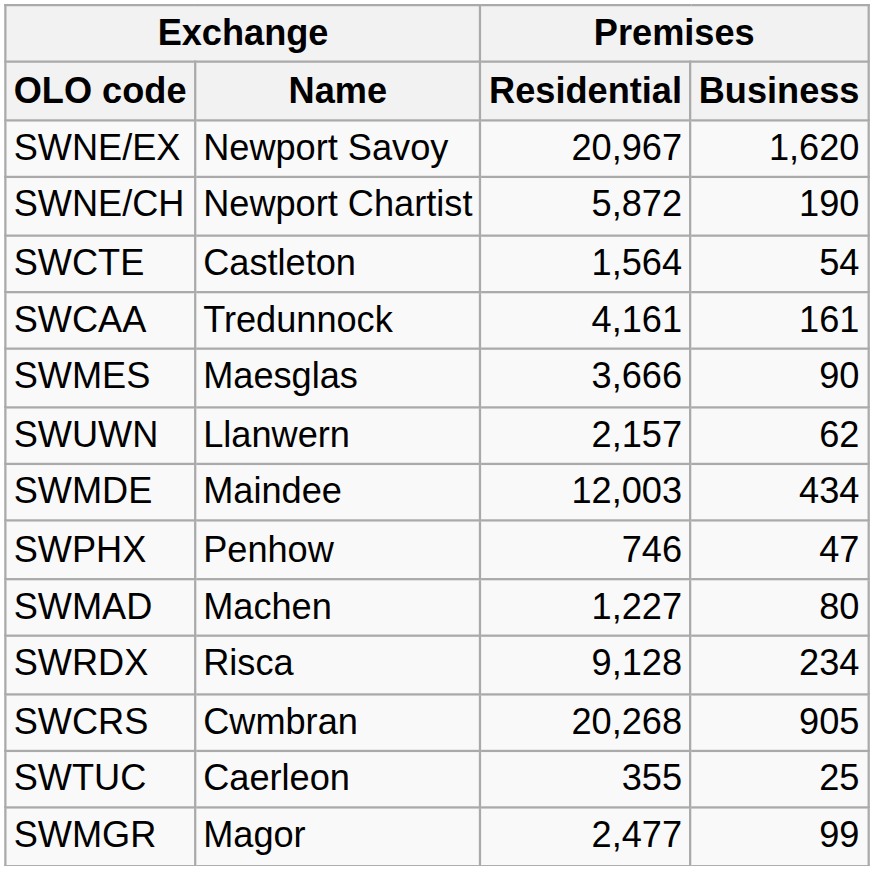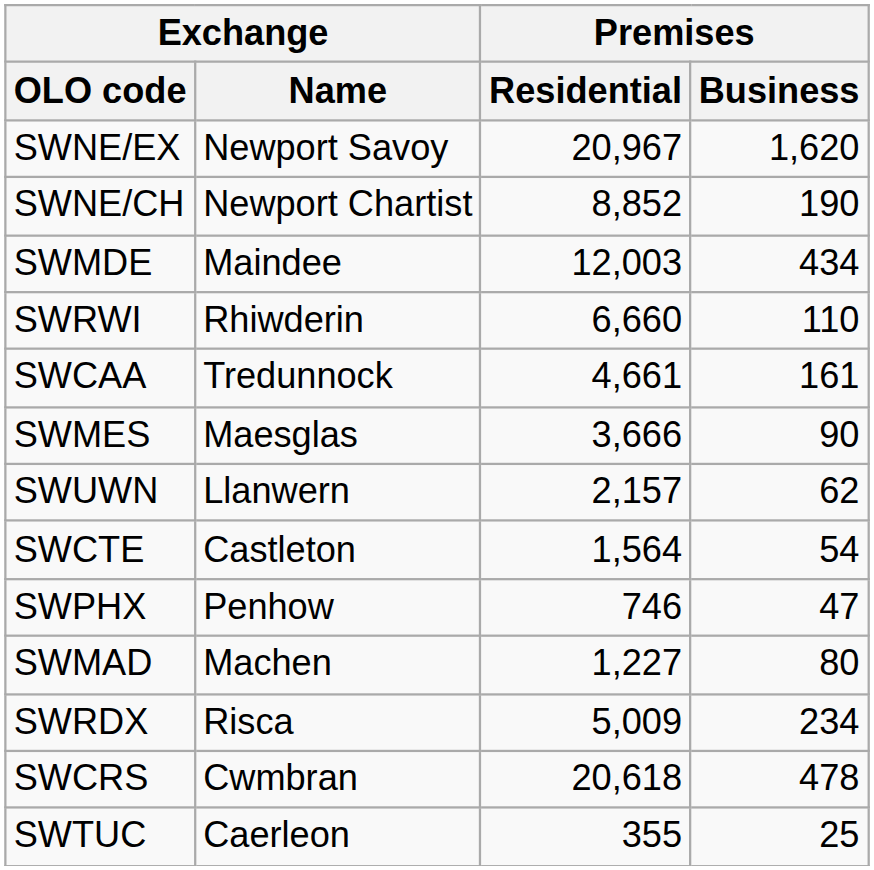(637, 205) 5,872 -> (637, 205) 8,852
rows swapped: (83, 491) <-> (79, 262)
+ row: (78, 319)
(637, 319) 4,161 -> (637, 377) 4,661
(637, 663) 9,128 -> (637, 721) 5,009
(627, 721) 20,268 -> (627, 778) 20,618
(829, 721) 905 -> (829, 778) 478
- row: (85, 836)
